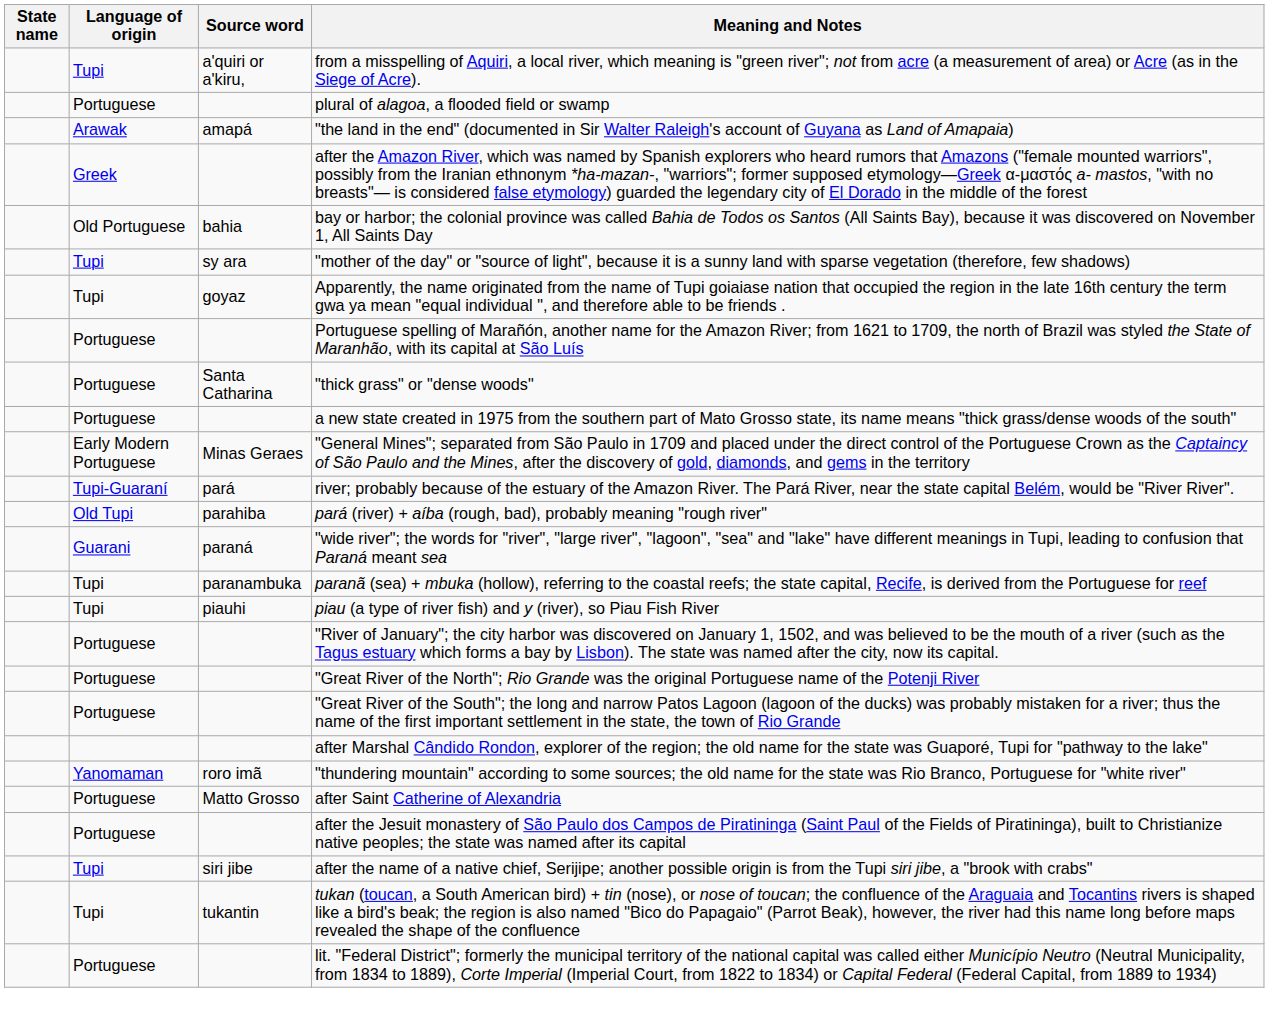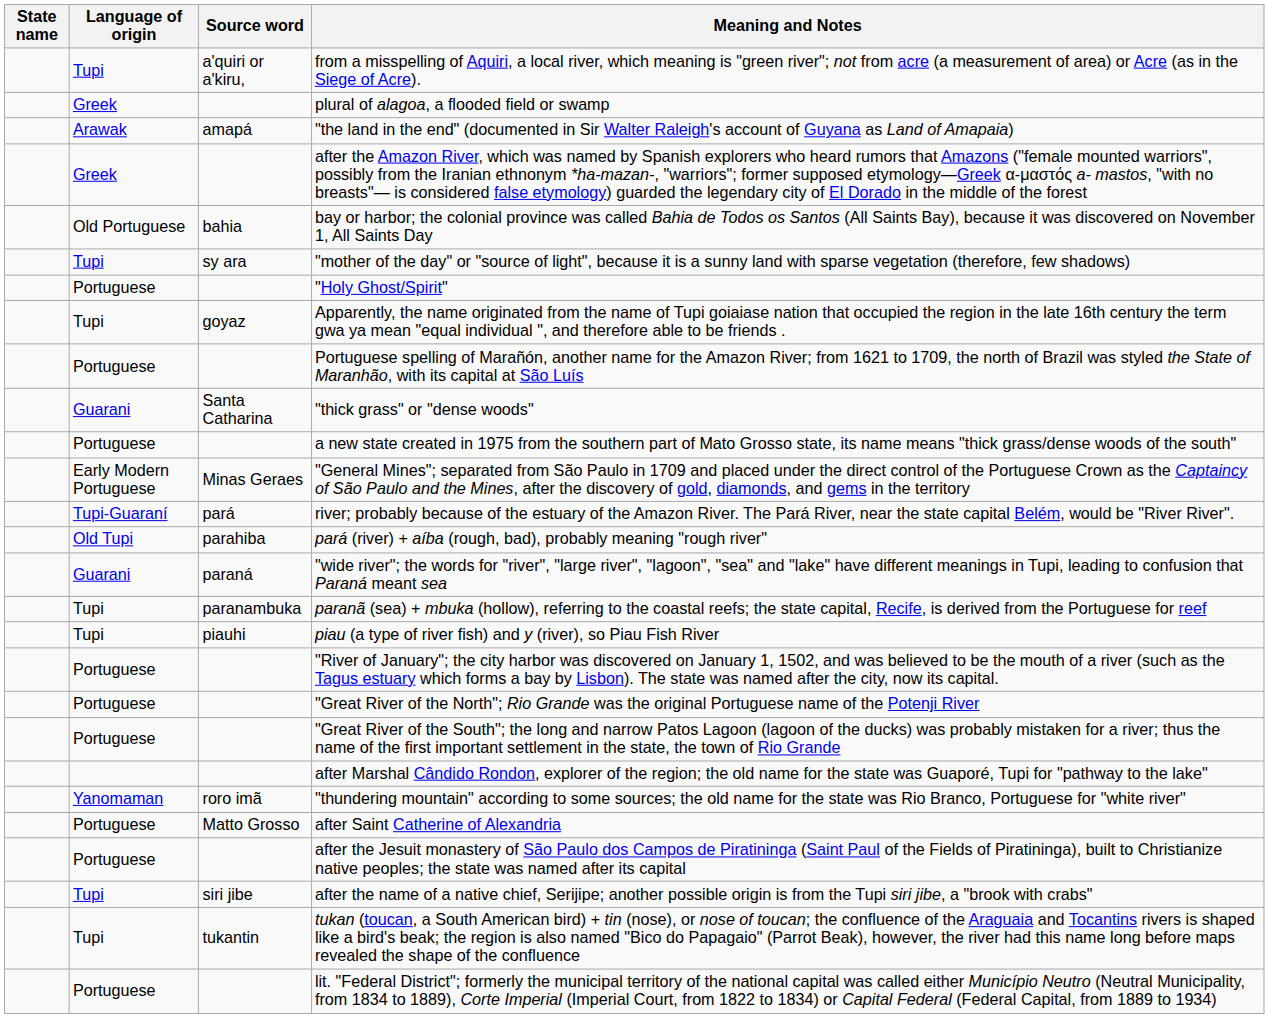(114, 104) Portuguese -> (95, 104) Greek
+ row: (381, 287)
(114, 384) Portuguese -> (102, 409) Guarani
